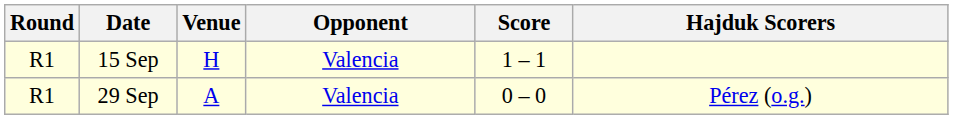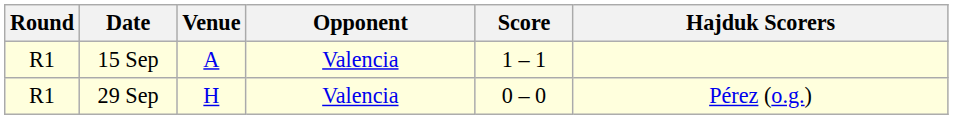(211, 59) H -> (211, 59) A
(211, 96) A -> (211, 96) H
